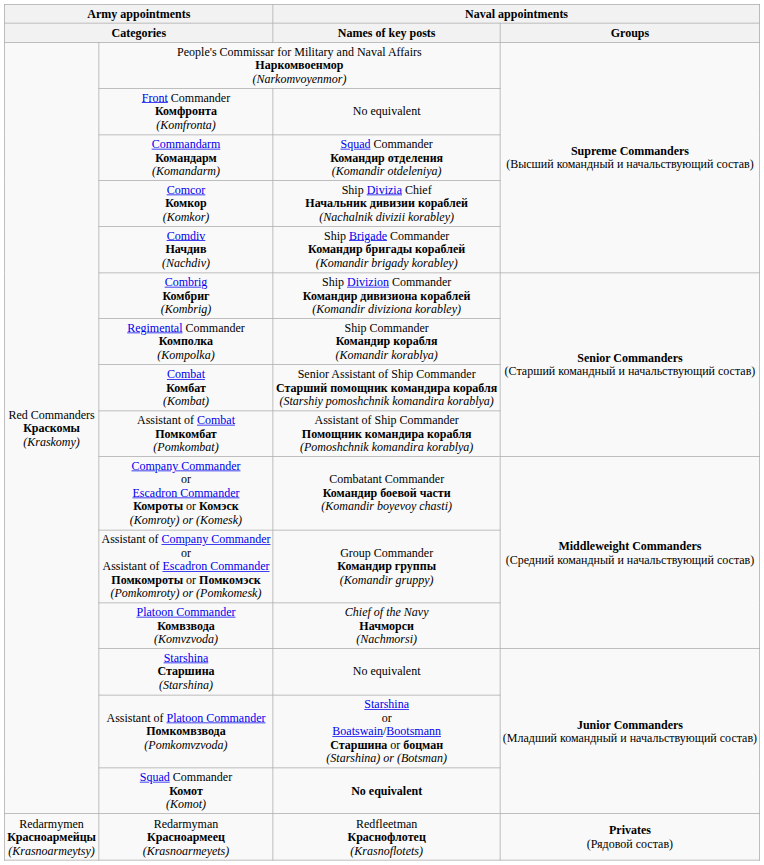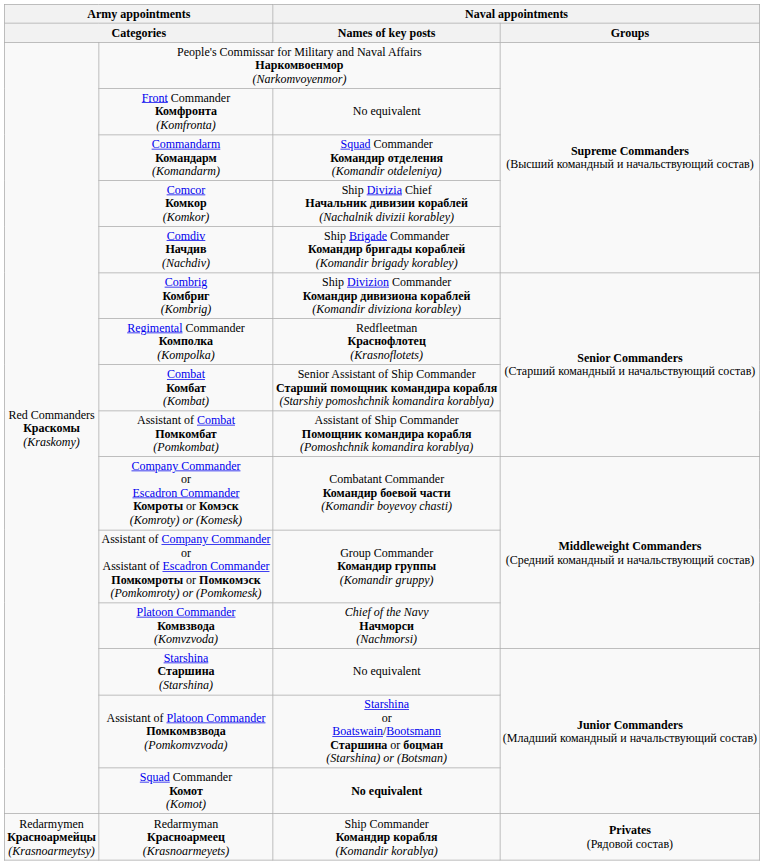(387, 341) Ship Commander Командир корабля (Komandir korablya) -> (387, 341) Redfleetman Краснофлотец (Krasnoflotets)
(387, 837) Redfleetman Краснофлотец (Krasnoflotets) -> (387, 837) Ship Commander Командир корабля (Komandir korablya)
